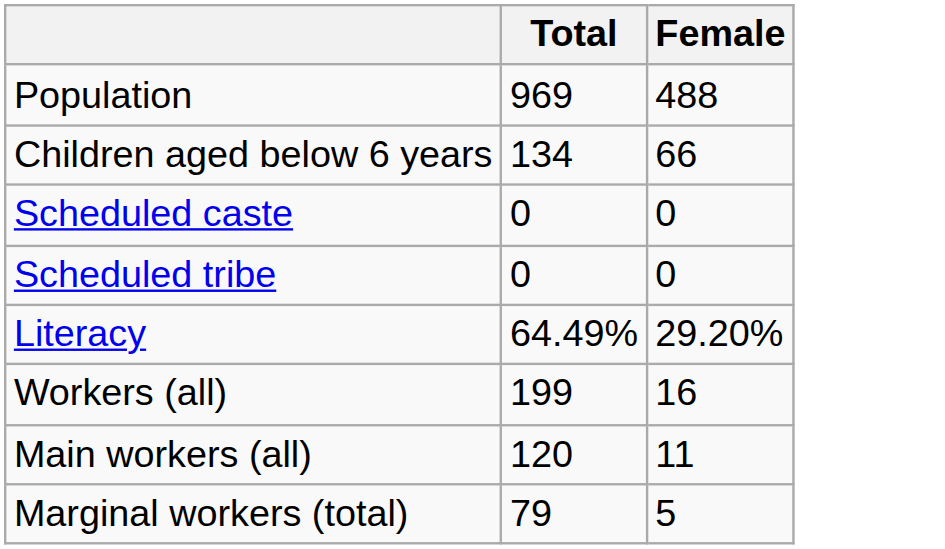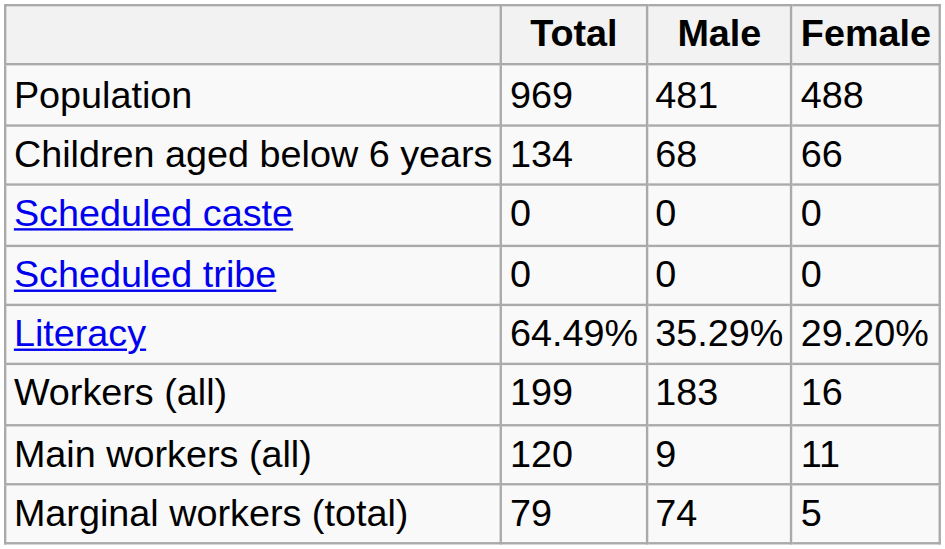+ column: (719, 34)
